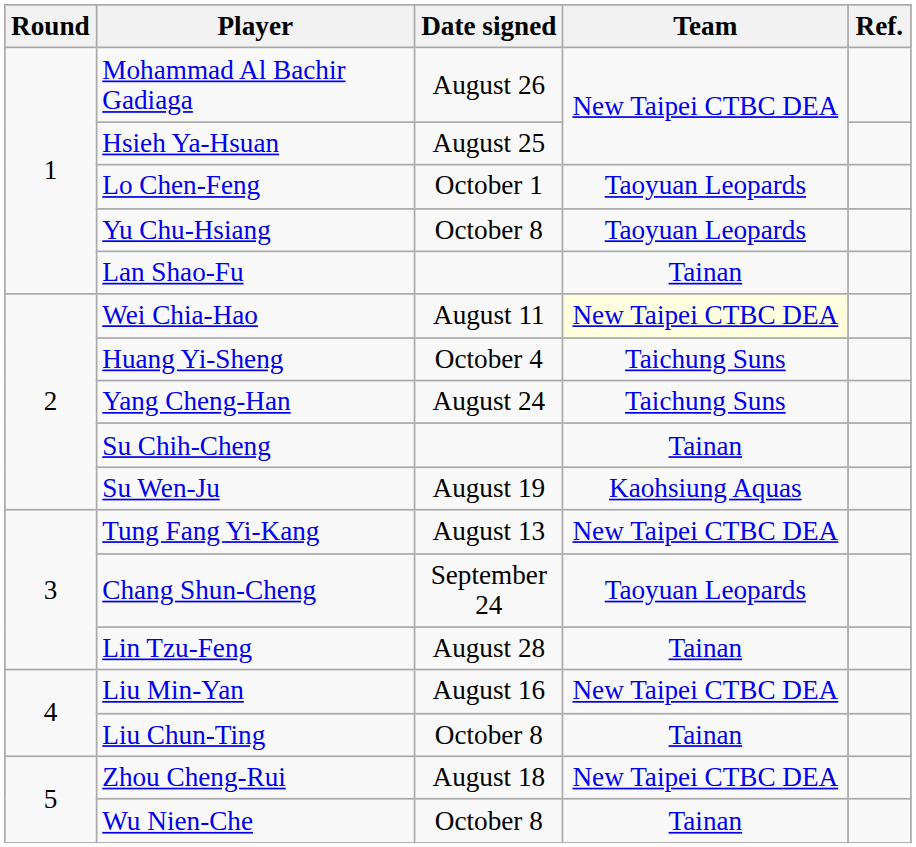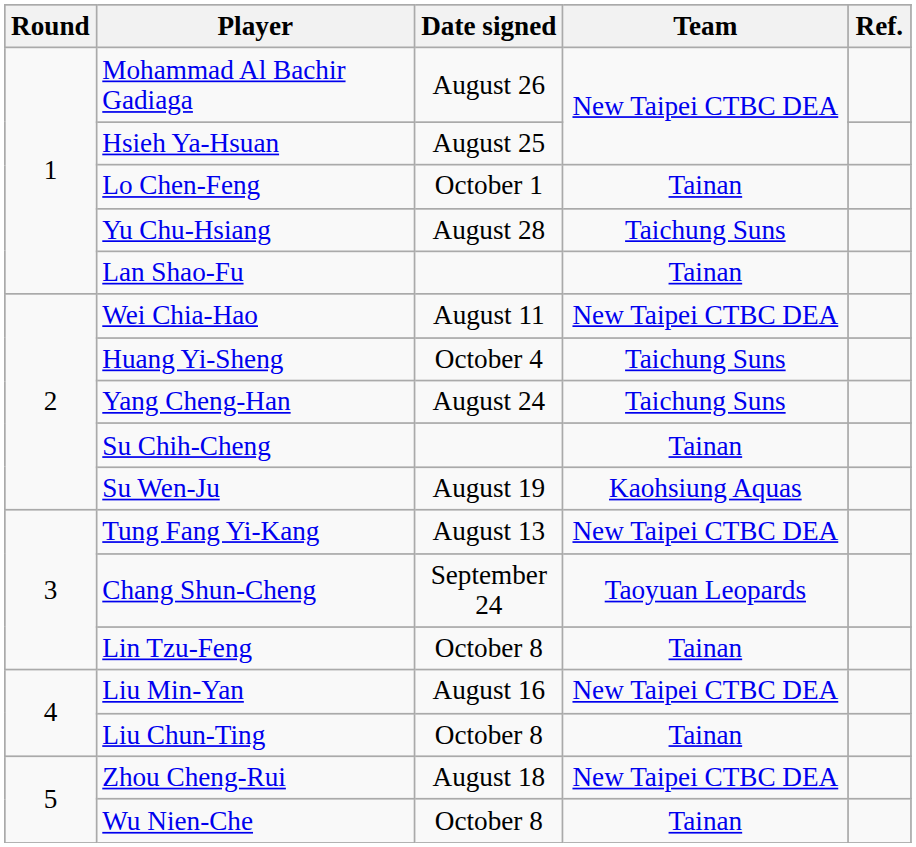(705, 186) Taoyuan Leopards -> (705, 186) Tainan
(489, 229) October 8 -> (489, 229) August 28
(705, 229) Taoyuan Leopards -> (705, 229) Taichung Suns
(705, 315) lightyellow background -> (705, 315) no background
(489, 648) August 28 -> (489, 648) October 8
